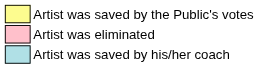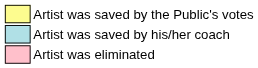rows swapped: (132, 55) <-> (94, 34)
